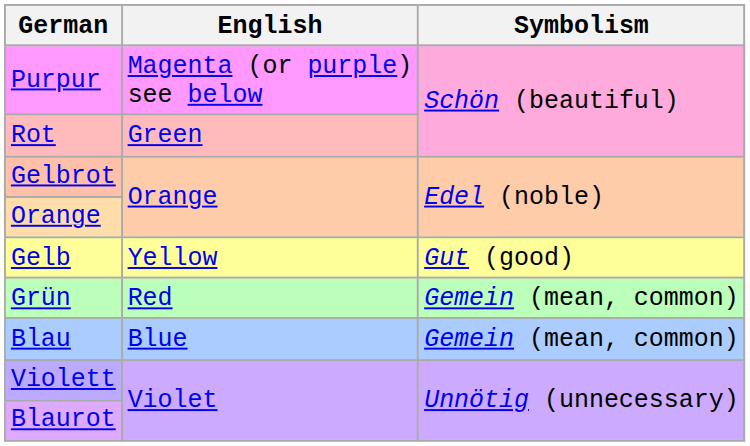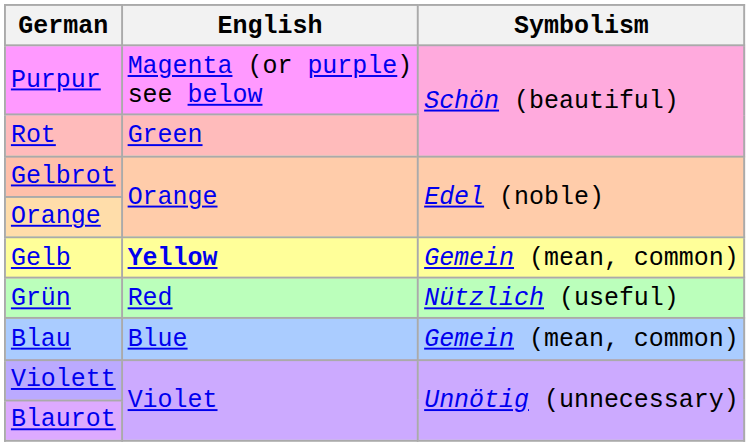(173, 257) normal -> (173, 257) bold
(499, 257) Gut (good) -> (581, 257) Gemein (mean, common)
(581, 298) Gemein (mean, common) -> (551, 298) Nützlich (useful)
